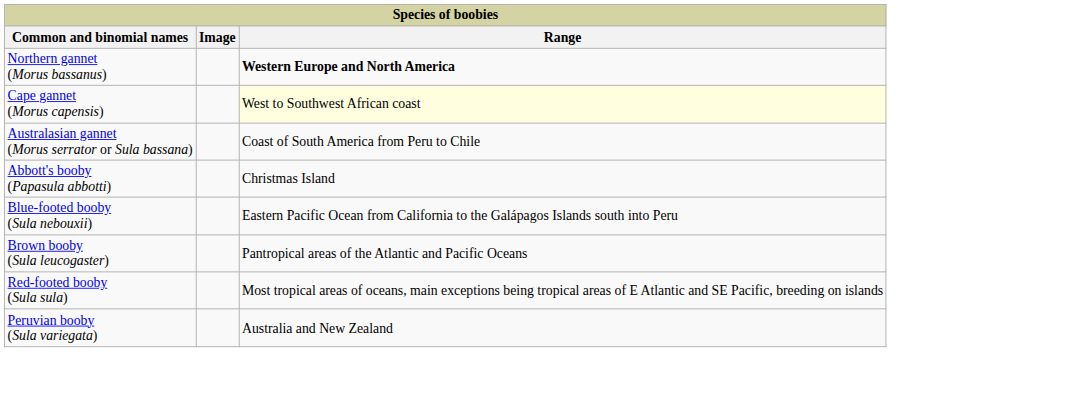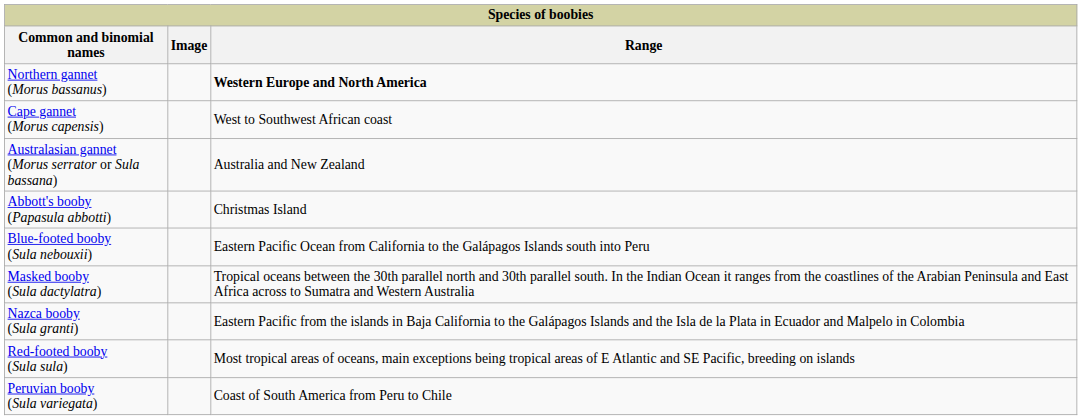(331, 104) lightyellow background -> (303, 119) no background
(361, 141) Coast of South America from Peru to Chile -> (289, 164) Australia and New Zealand
+ row: (54, 284)
+ row: (44, 321)
- row: (58, 253)
(317, 327) Australia and New Zealand -> (333, 396) Coast of South America from Peru to Chile
